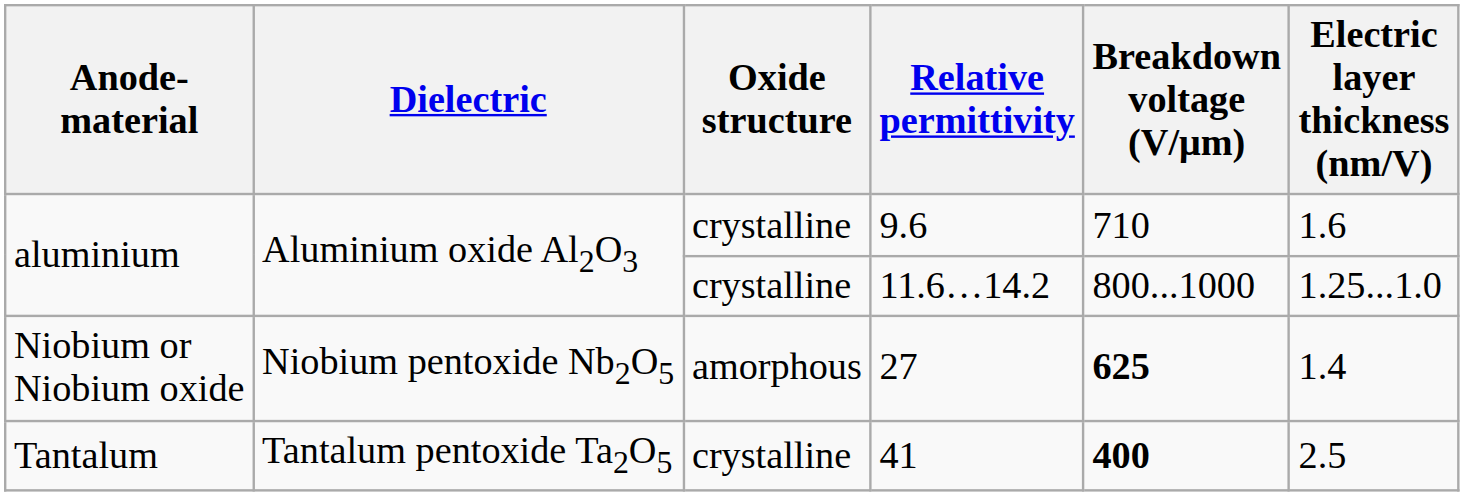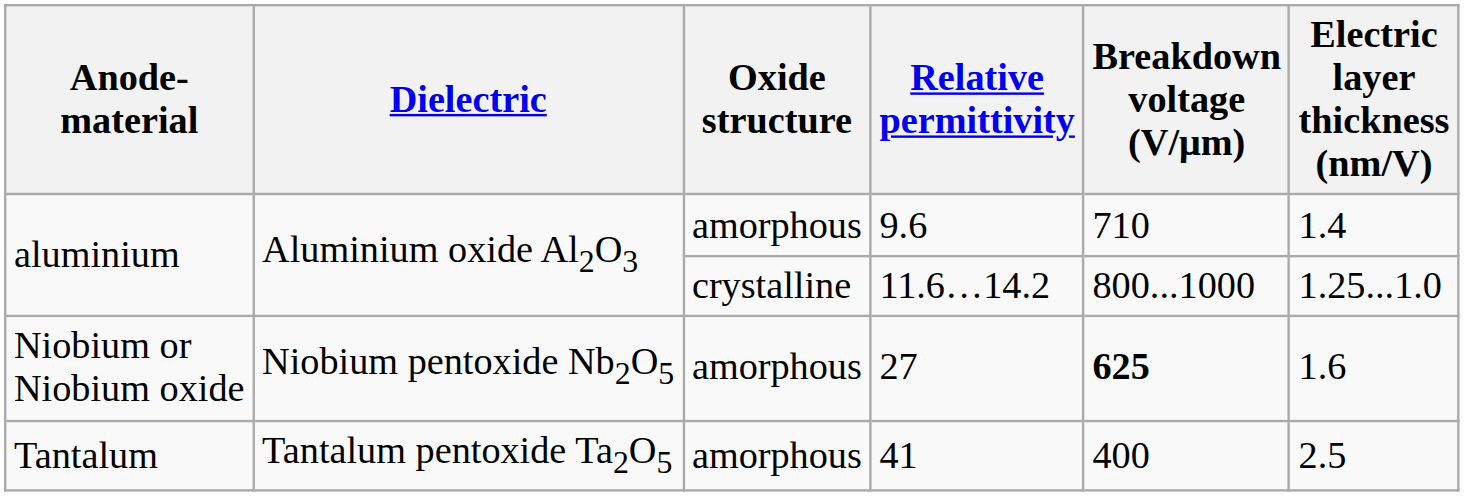(772, 224) crystalline -> (777, 224) amorphous
(1322, 224) 1.6 -> (1322, 224) 1.4
(1322, 367) 1.4 -> (1322, 367) 1.6
(772, 454) crystalline -> (777, 454) amorphous
(1121, 454) bold -> (1121, 454) normal
